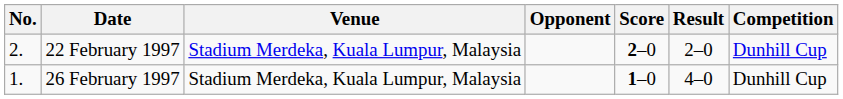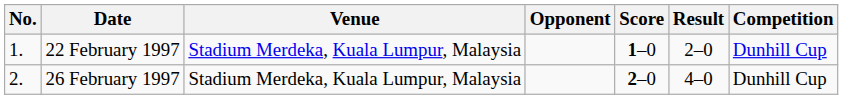(16, 49) 2. -> (16, 49) 1.
(642, 49) 2–0 -> (642, 49) 1–0
(16, 79) 1. -> (16, 79) 2.
(642, 79) 1–0 -> (642, 79) 2–0
